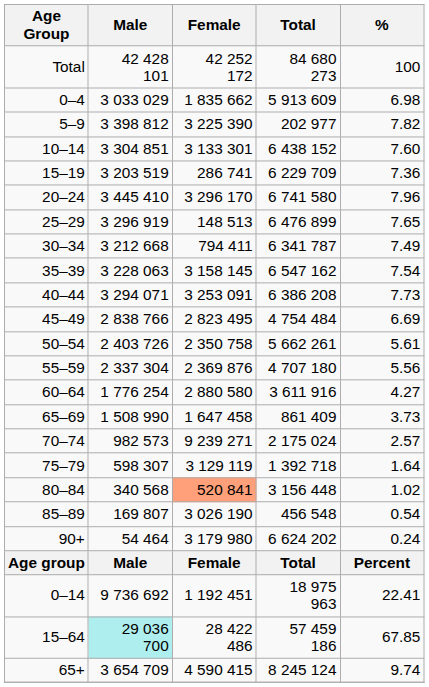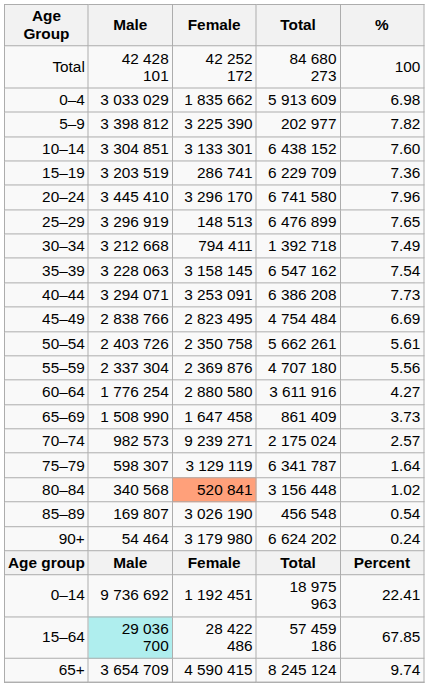(302, 246) 6 341 787 -> (302, 246) 1 392 718
(302, 465) 1 392 718 -> (302, 465) 6 341 787
